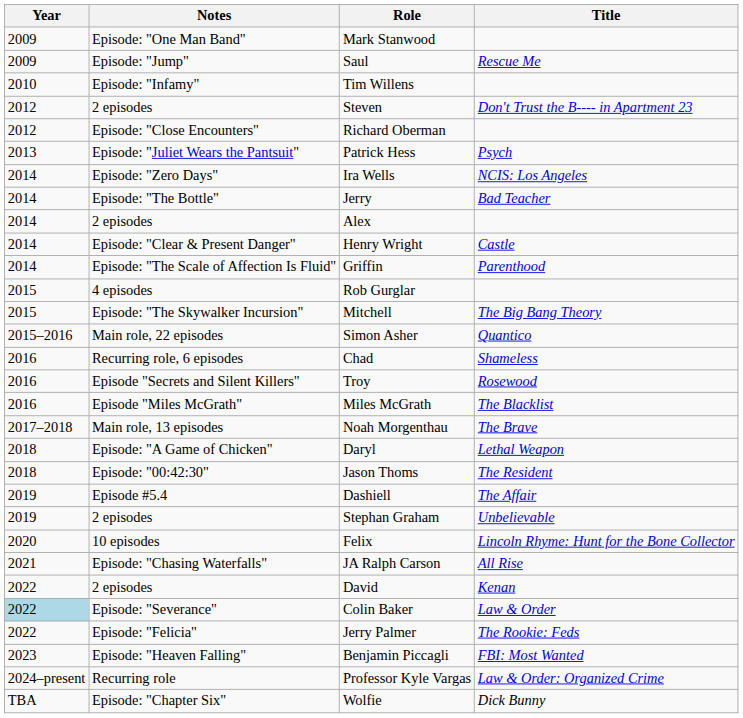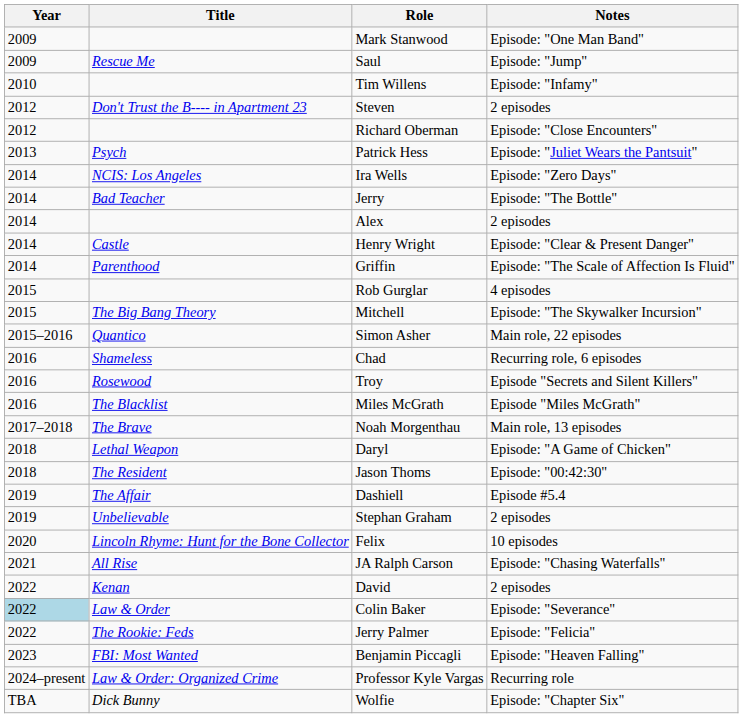columns swapped: (606, 15) <-> (214, 15)
